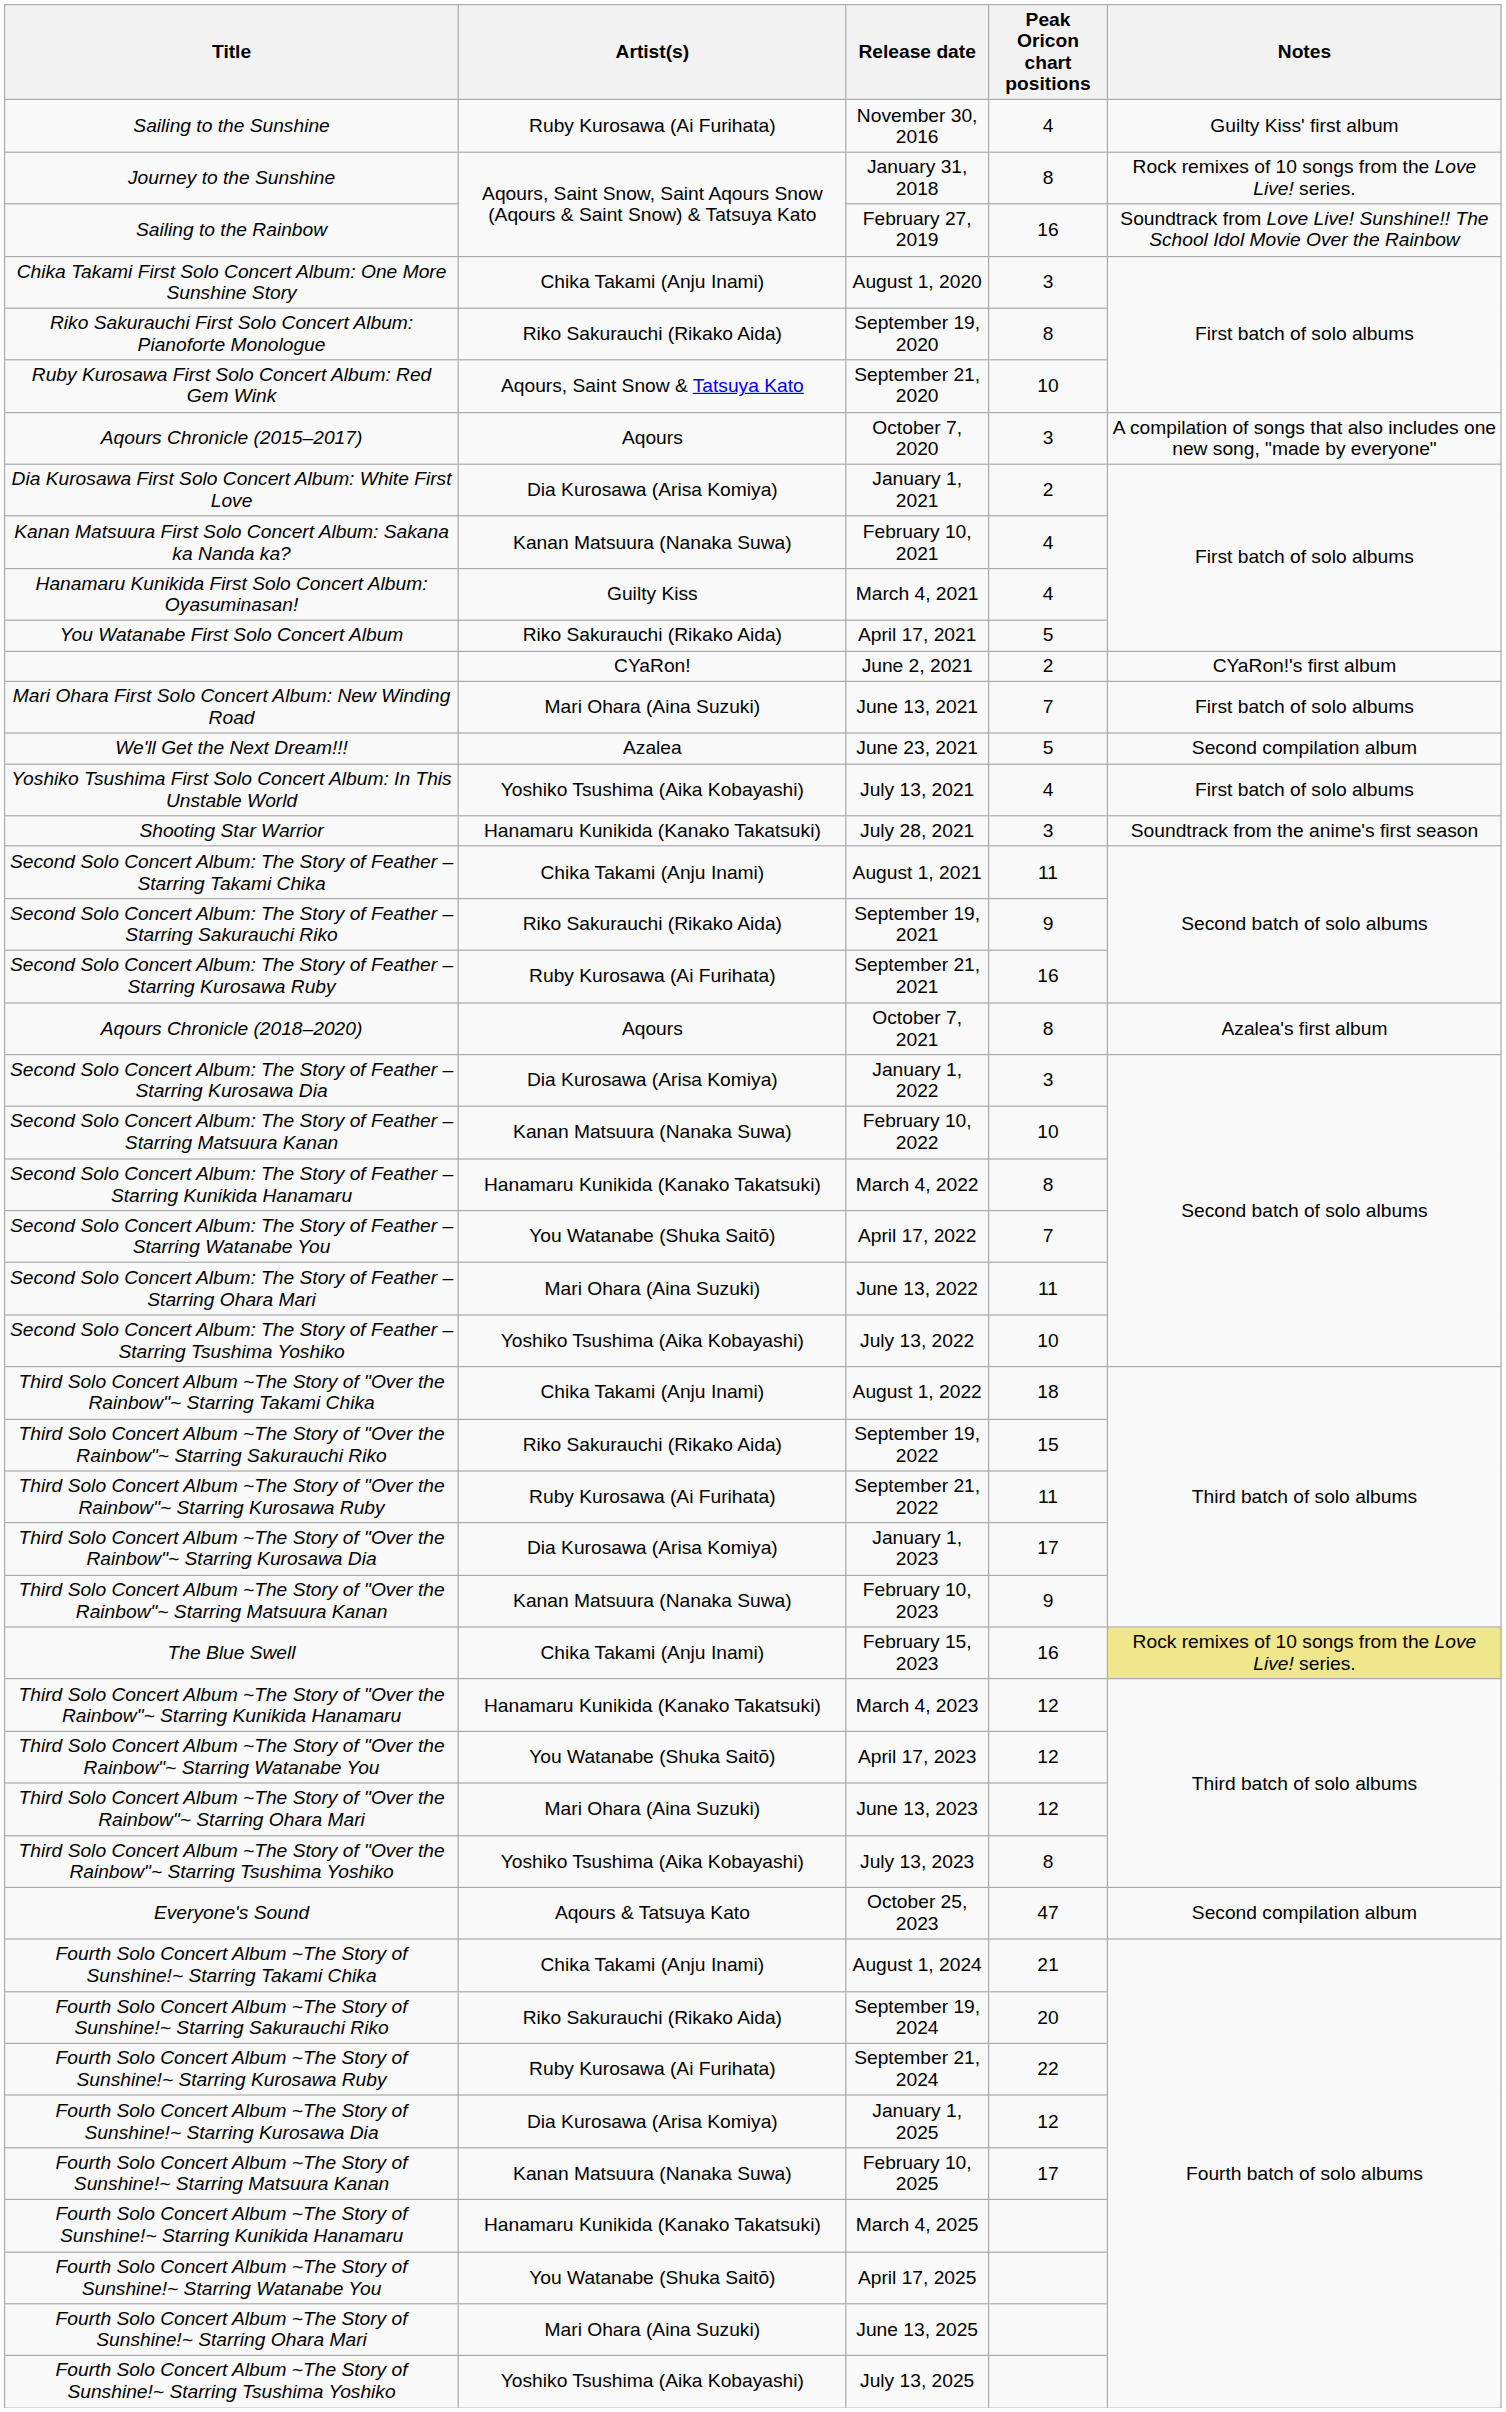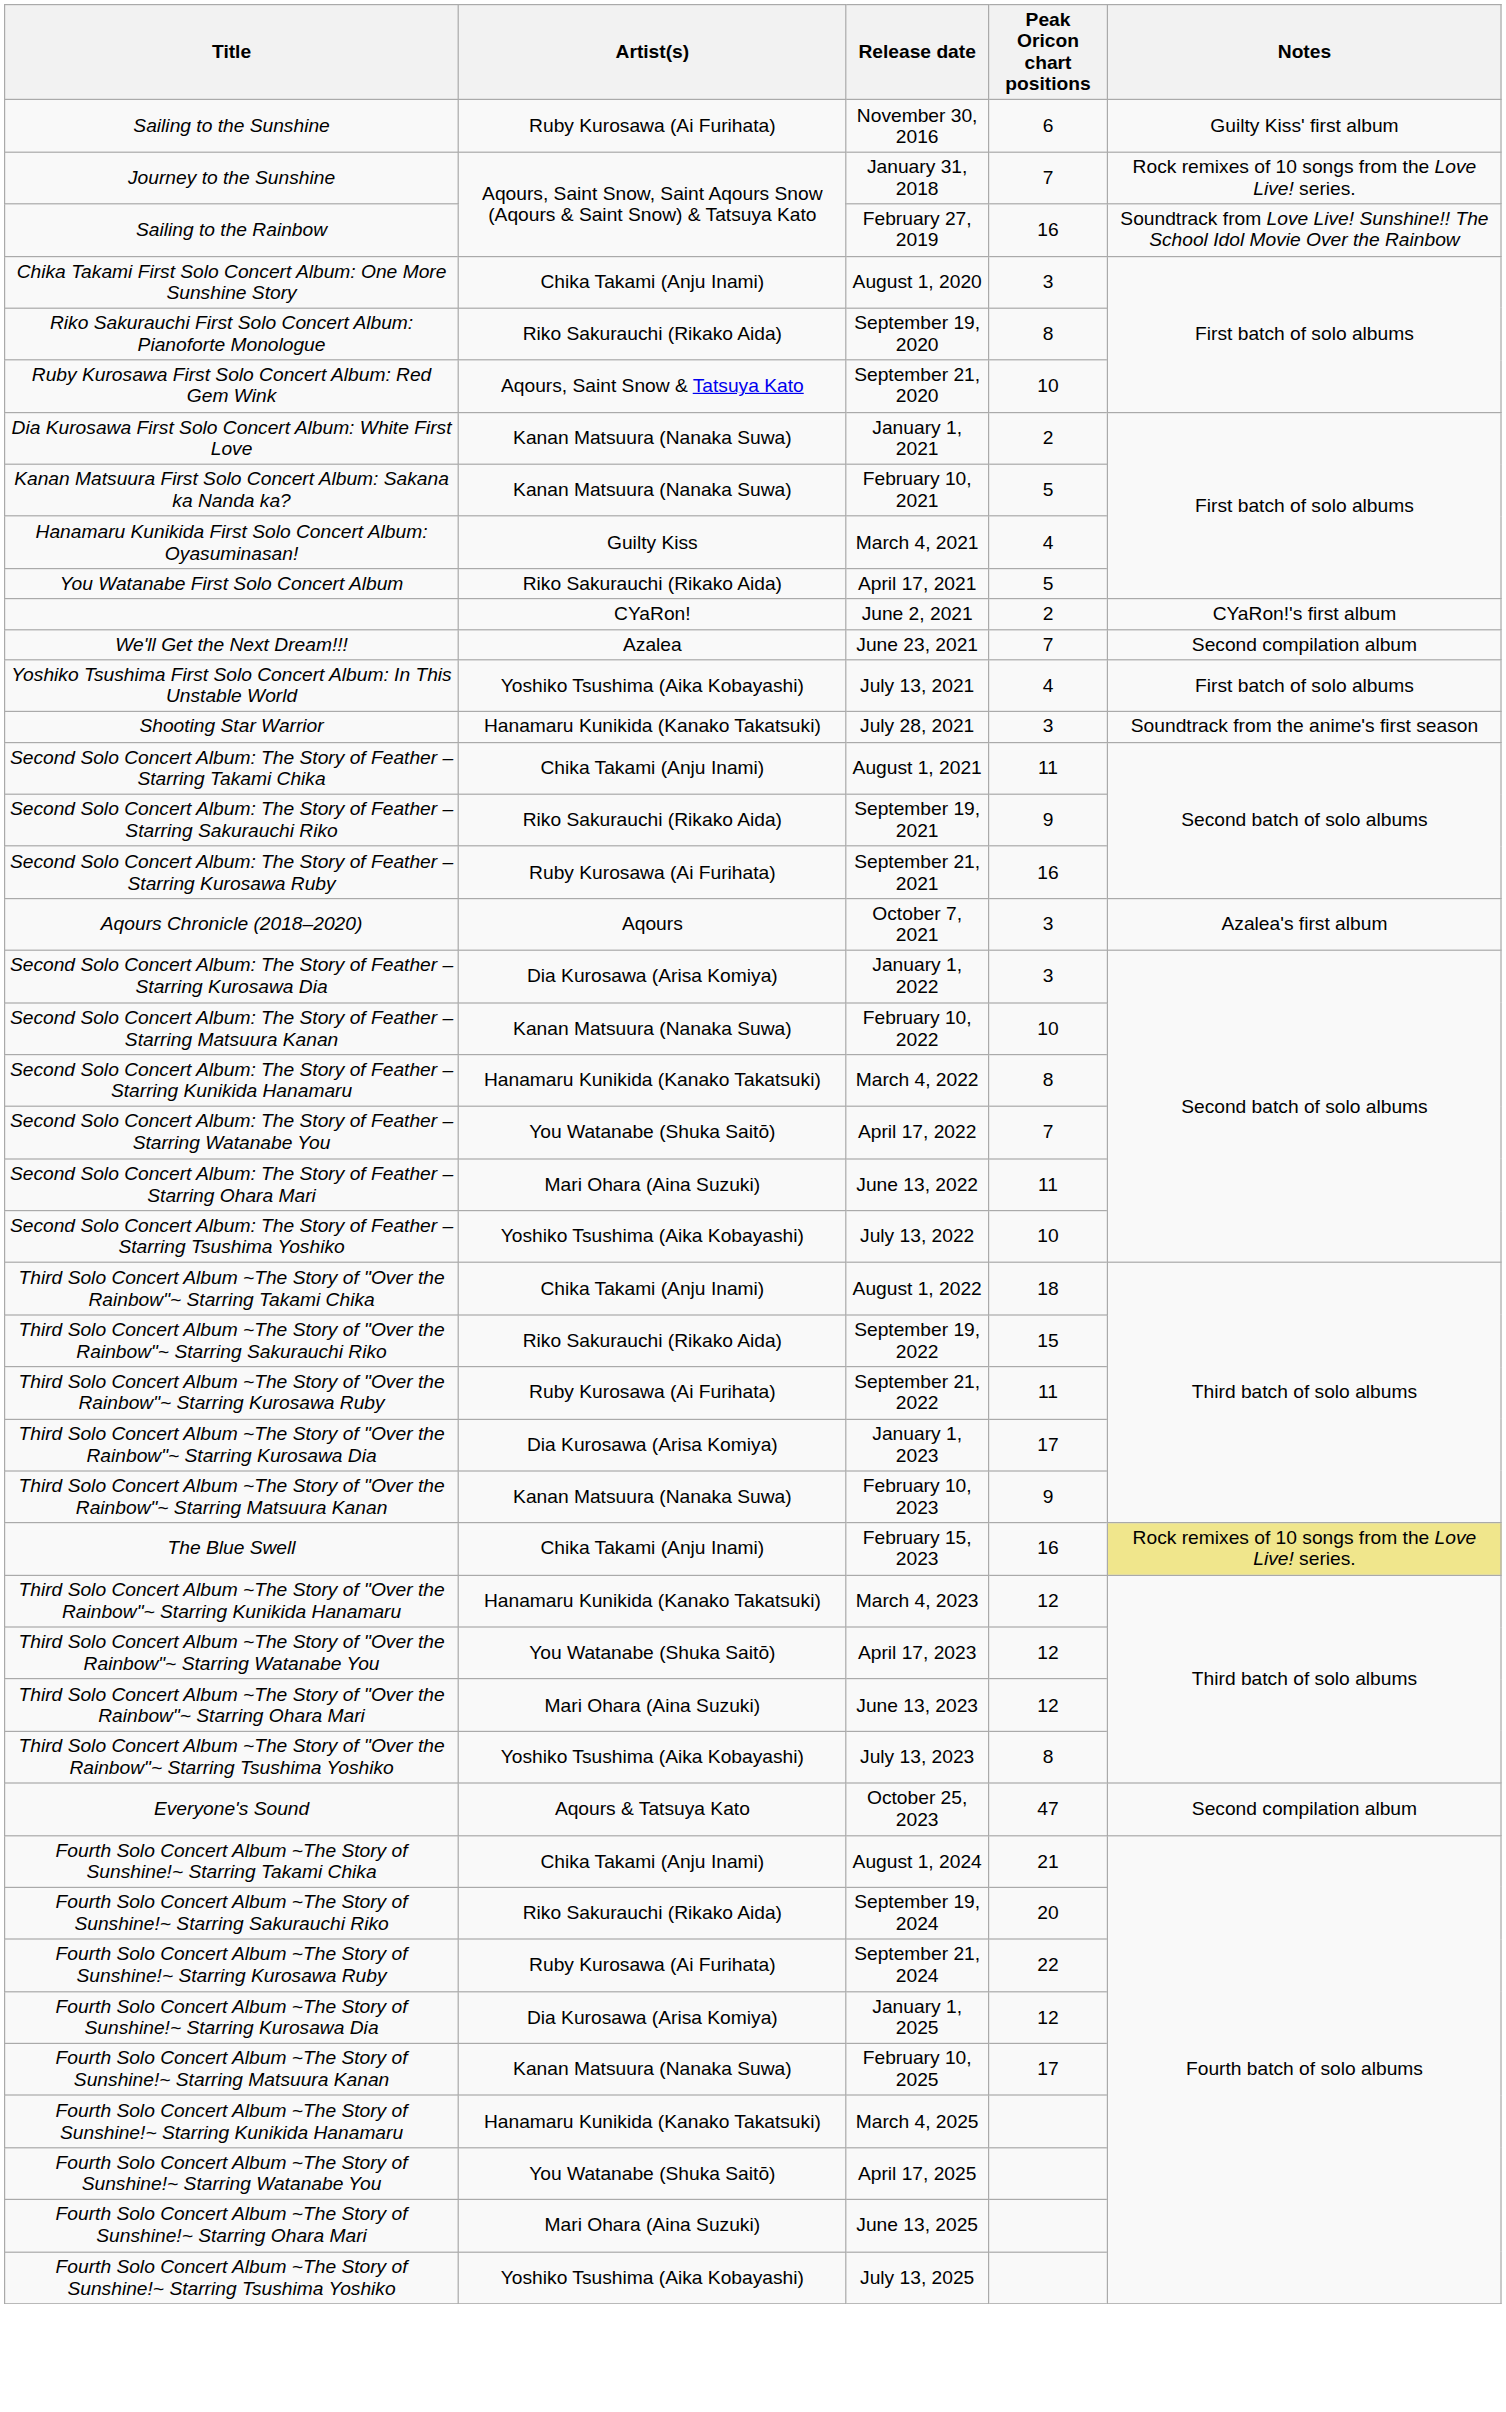(1048, 125) 4 -> (1048, 125) 6
(1048, 177) 8 -> (1048, 177) 7
- row: (232, 438)
(652, 490) Dia Kurosawa (Arisa Komiya) -> (652, 438) Kanan Matsuura (Nanaka Suwa)
(1048, 542) 4 -> (1048, 490) 5
- row: (232, 707)
(1048, 748) 5 -> (1048, 644) 7
(1048, 1028) 8 -> (1048, 924) 3
